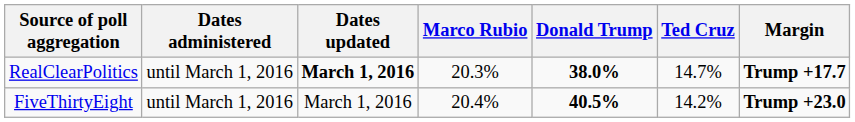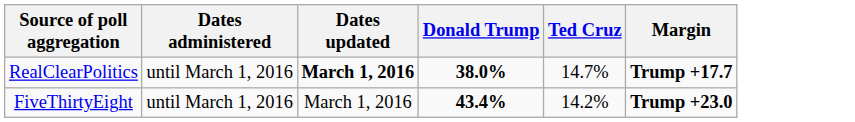- column: (475, 30)
(594, 102) 40.5% -> (481, 102) 43.4%
